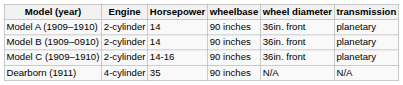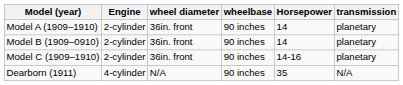columns swapped: (178, 12) <-> (297, 12)
